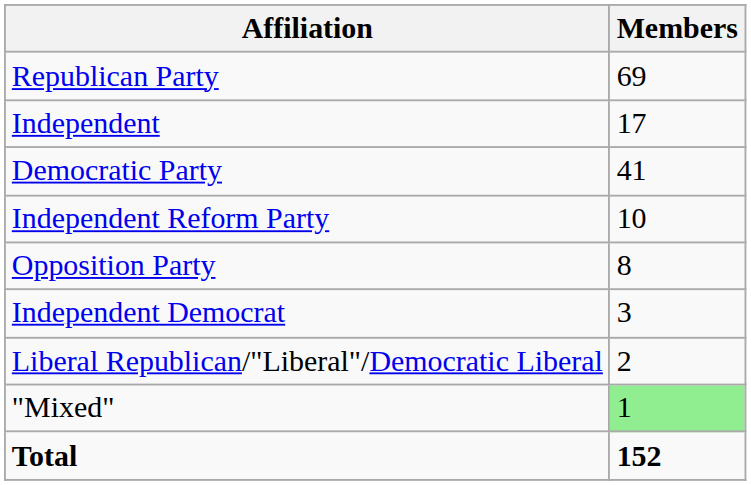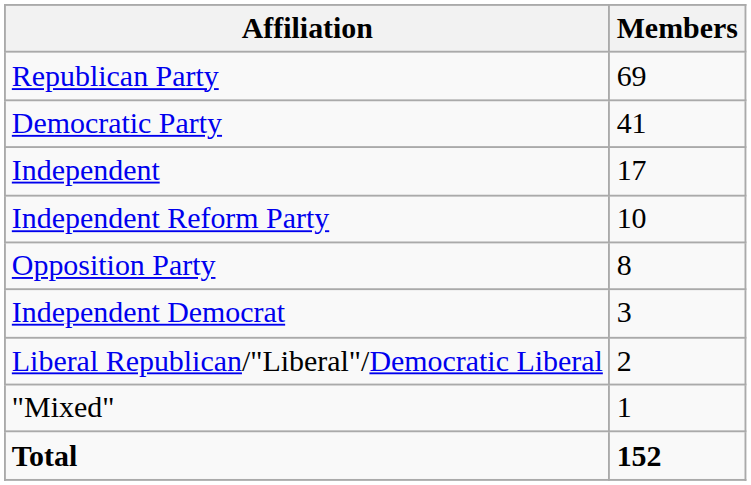rows swapped: (117, 170) <-> (86, 123)
(624, 407) lightgreen background -> (624, 407) no background
